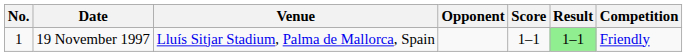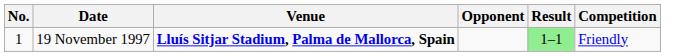- column: (529, 16)
(296, 39) normal -> (306, 39) bold
